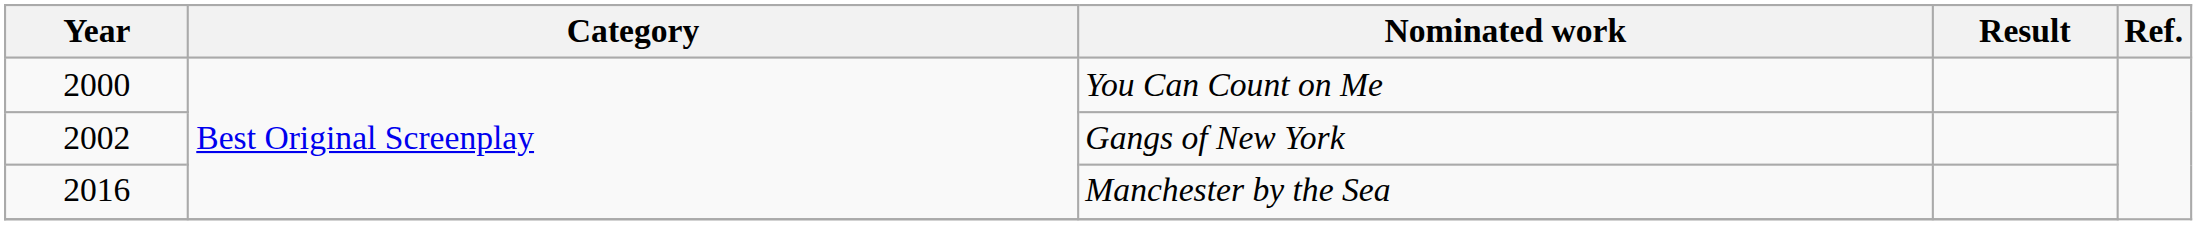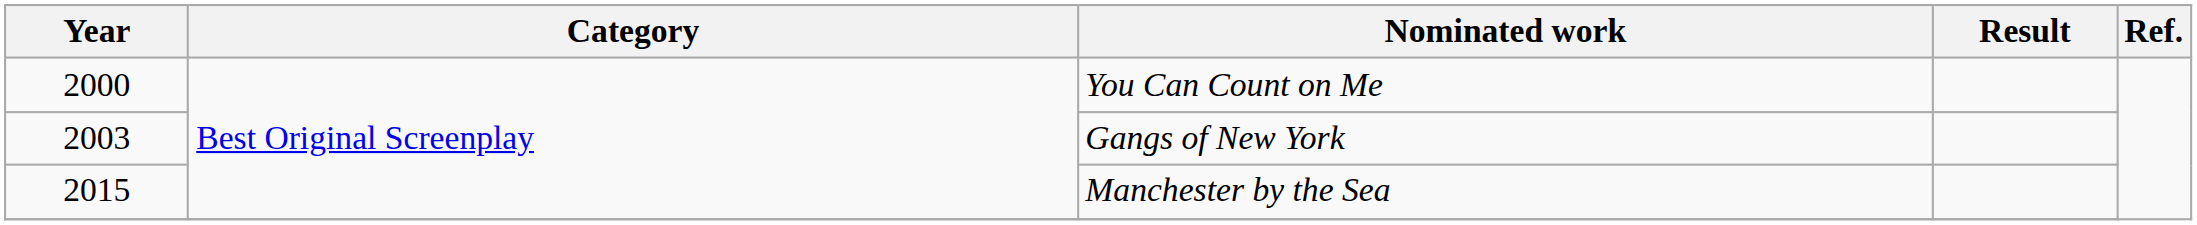(97, 137) 2002 -> (97, 137) 2003
(97, 191) 2016 -> (97, 191) 2015
